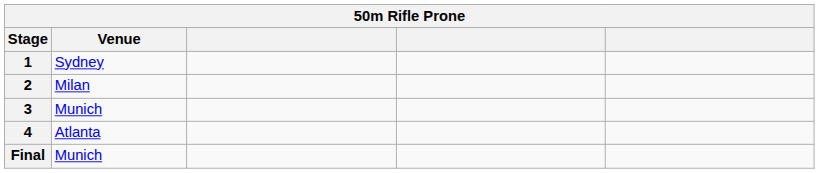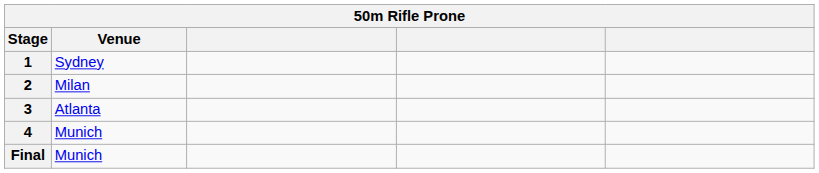(78, 109) Munich -> (78, 109) Atlanta
(78, 132) Atlanta -> (78, 132) Munich
